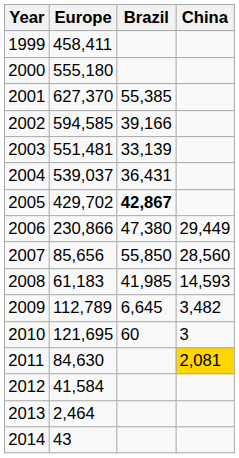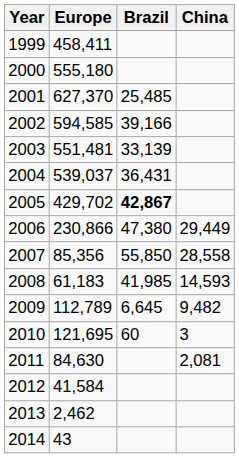(146, 96) 55,385 -> (146, 96) 25,485
(78, 255) 85,656 -> (78, 255) 85,356
(205, 255) 28,560 -> (205, 255) 28,558
(200, 307) 3,482 -> (200, 307) 9,482
(200, 360) gold background -> (200, 360) no background
(74, 413) 2,464 -> (74, 413) 2,462
